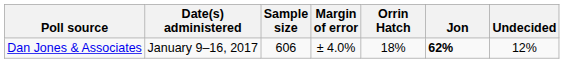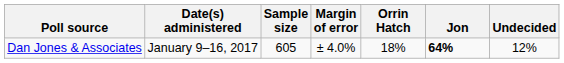(286, 48) 606 -> (286, 48) 605
(441, 48) 62% -> (441, 48) 64%
